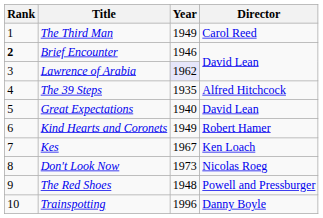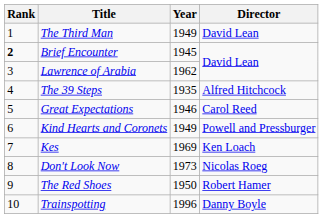(229, 33) Carol Reed -> (230, 33) David Lean
(185, 52) 1946 -> (185, 52) 1945
(185, 71) lavender background -> (185, 71) no background
(185, 109) 1940 -> (185, 109) 1946
(230, 109) David Lean -> (229, 109) Carol Reed
(236, 128) Robert Hamer -> (259, 128) Powell and Pressburger
(185, 147) 1967 -> (185, 147) 1969
(185, 185) 1948 -> (185, 185) 1950
(259, 185) Powell and Pressburger -> (236, 185) Robert Hamer
